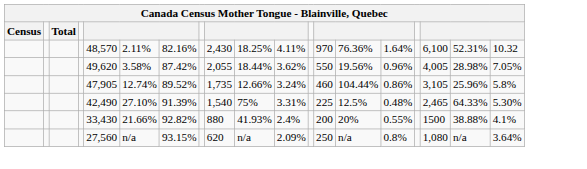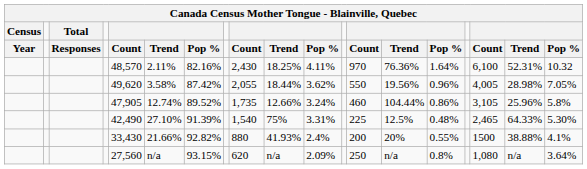+ row: (24, 48)
